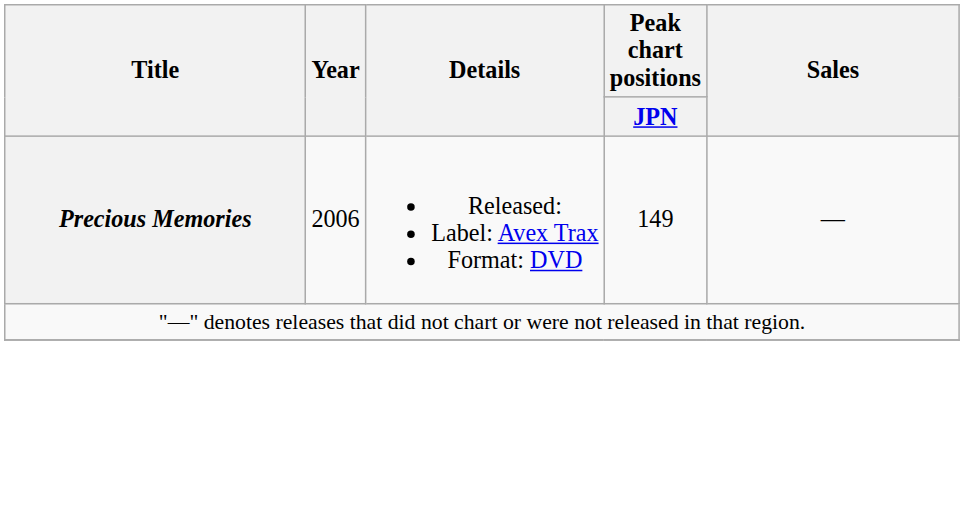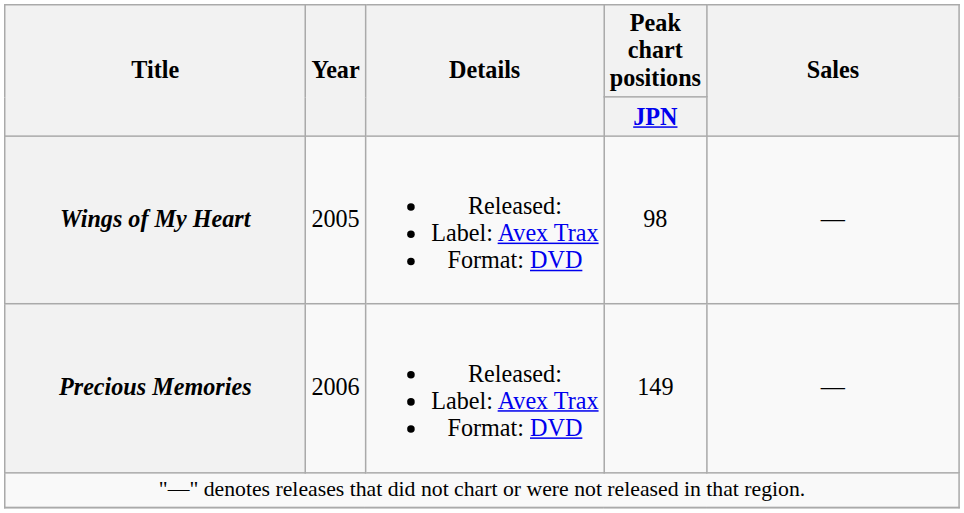+ row: (155, 219)
